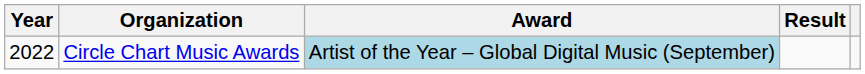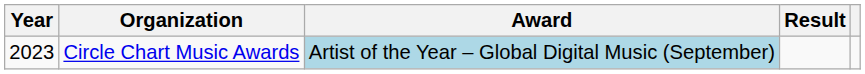(32, 52) 2022 -> (32, 52) 2023
